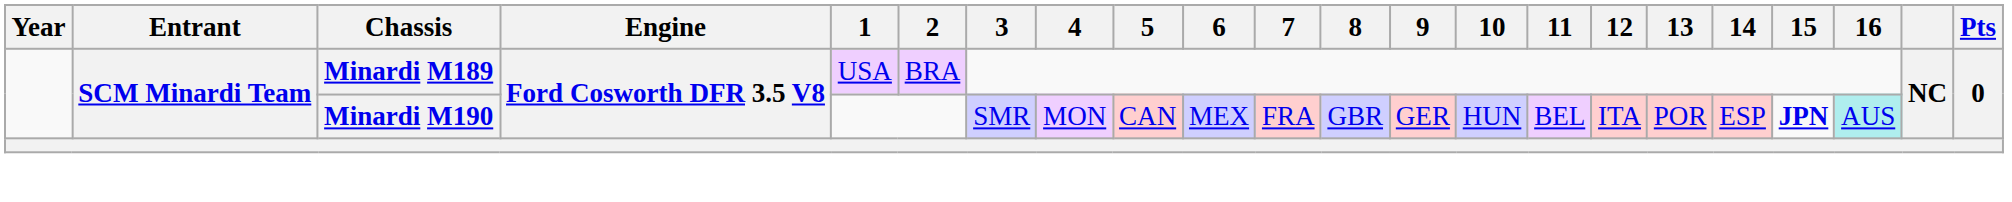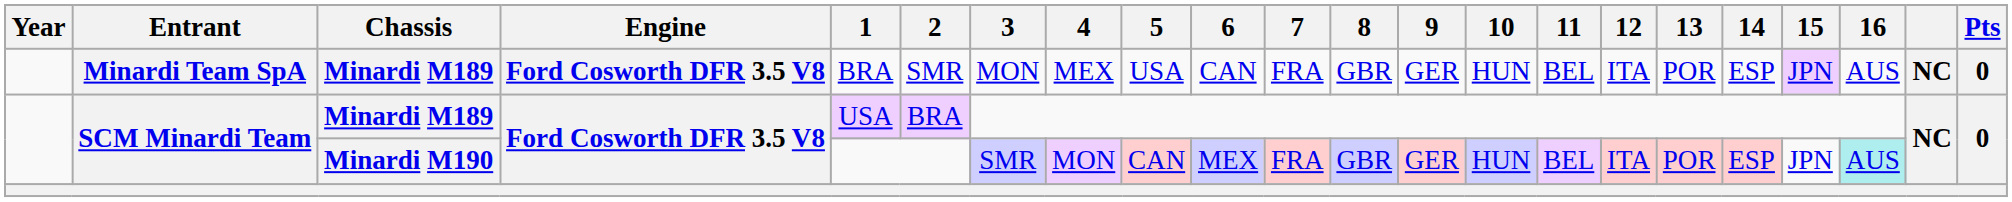+ row: (195, 71)
(1804, 115) bold -> (1810, 160) normal
